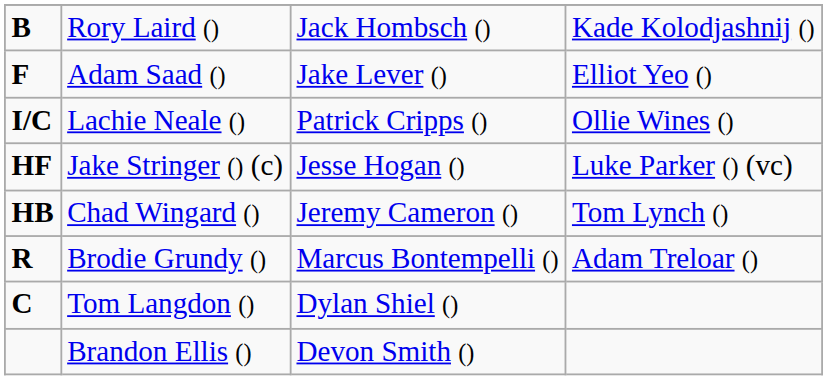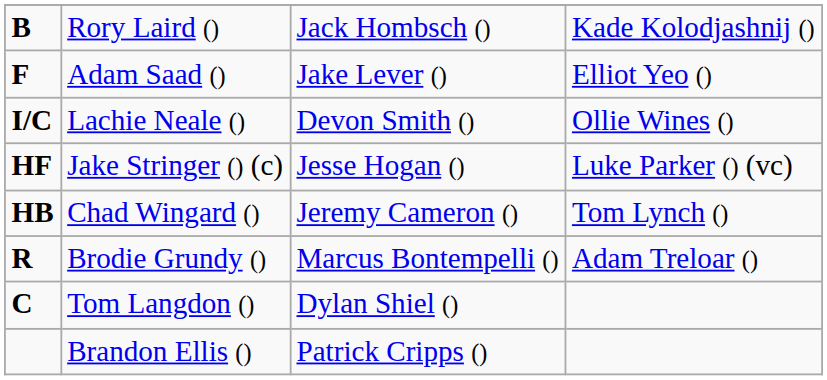(392, 119) Patrick Cripps () -> (385, 119) Devon Smith ()
(385, 350) Devon Smith () -> (392, 350) Patrick Cripps ()
